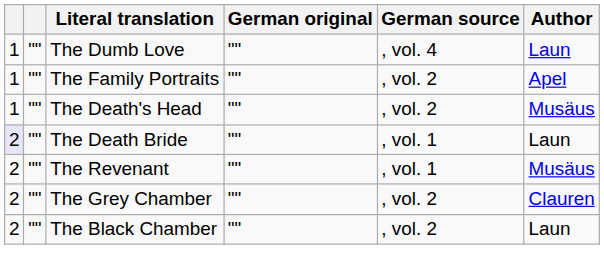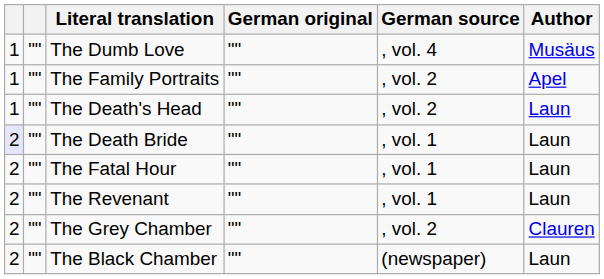(550, 49) Laun -> (562, 49) Musäus
(562, 109) Musäus -> (550, 109) Laun
+ row: (113, 169)
(562, 169) Musäus -> (550, 199) Laun
(409, 229) , vol. 2 -> (434, 259) (newspaper)
